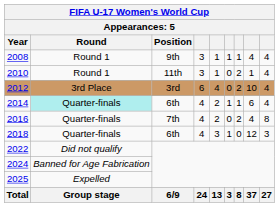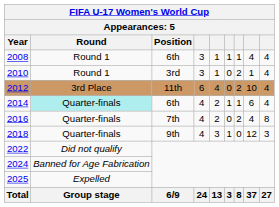(173, 57) 9th -> (173, 57) 6th
(173, 73) 11th -> (173, 73) 3rd
(173, 88) 3rd -> (173, 88) 11th
(173, 133) 6th -> (173, 133) 9th
